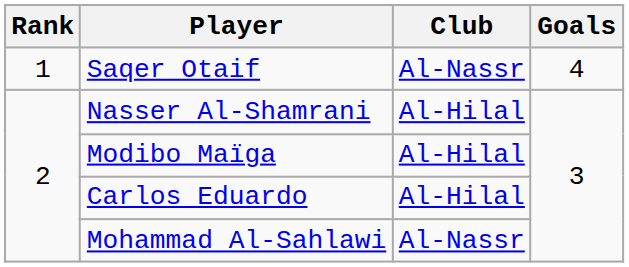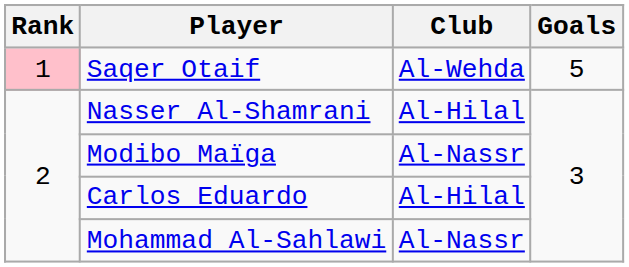(43, 69) no background -> (43, 69) pink background
(462, 69) Al-Nassr -> (462, 69) Al-Wehda
(577, 69) 4 -> (577, 69) 5
(462, 155) Al-Hilal -> (462, 155) Al-Nassr
